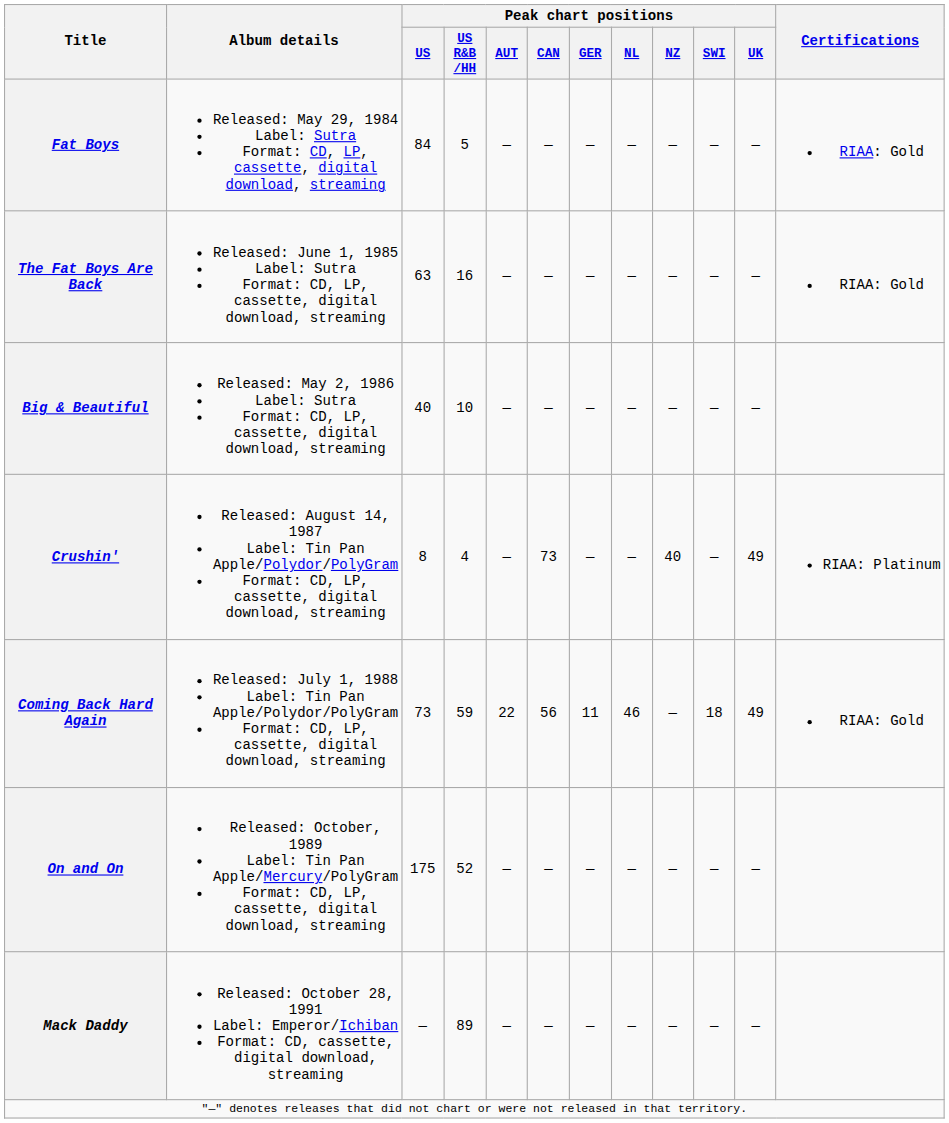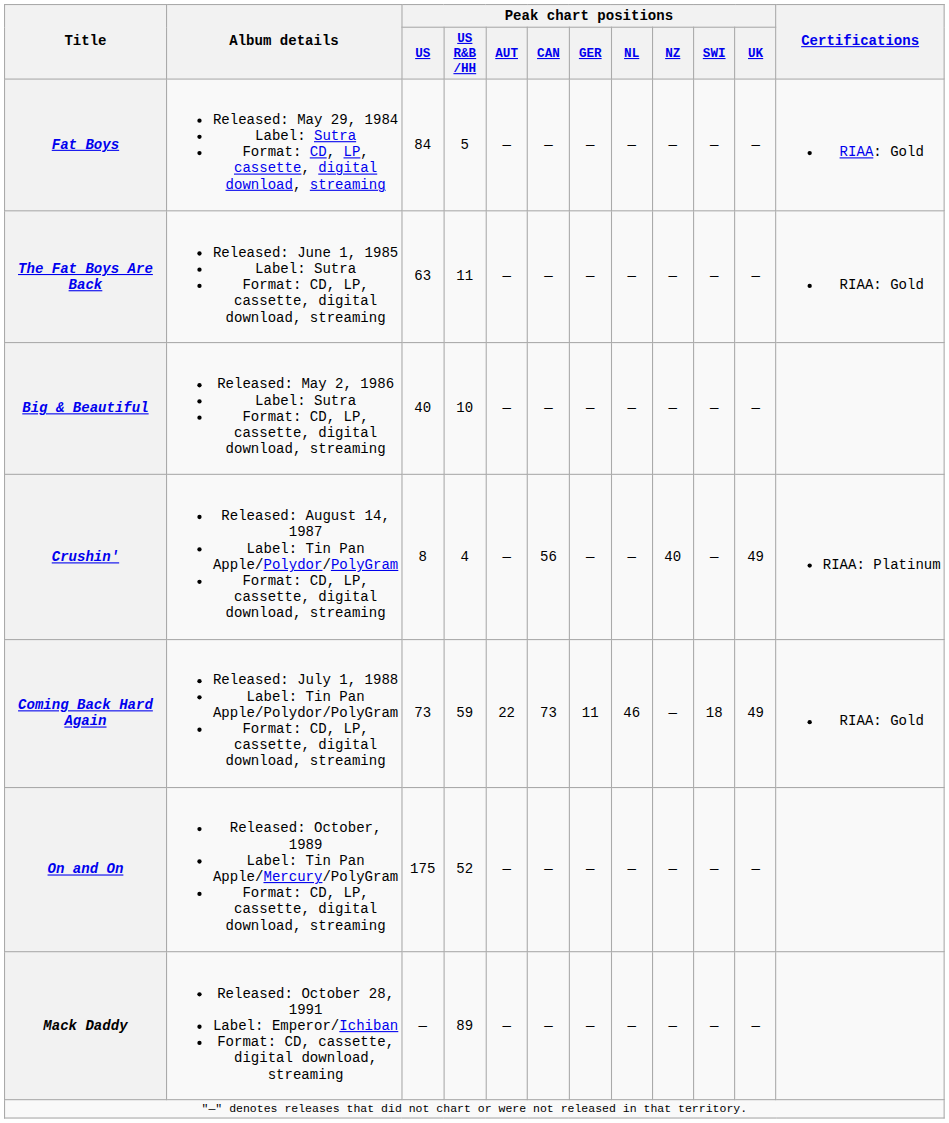(465, 277) 16 -> (465, 277) 11
(548, 557) 73 -> (548, 557) 56
(548, 713) 56 -> (548, 713) 73
